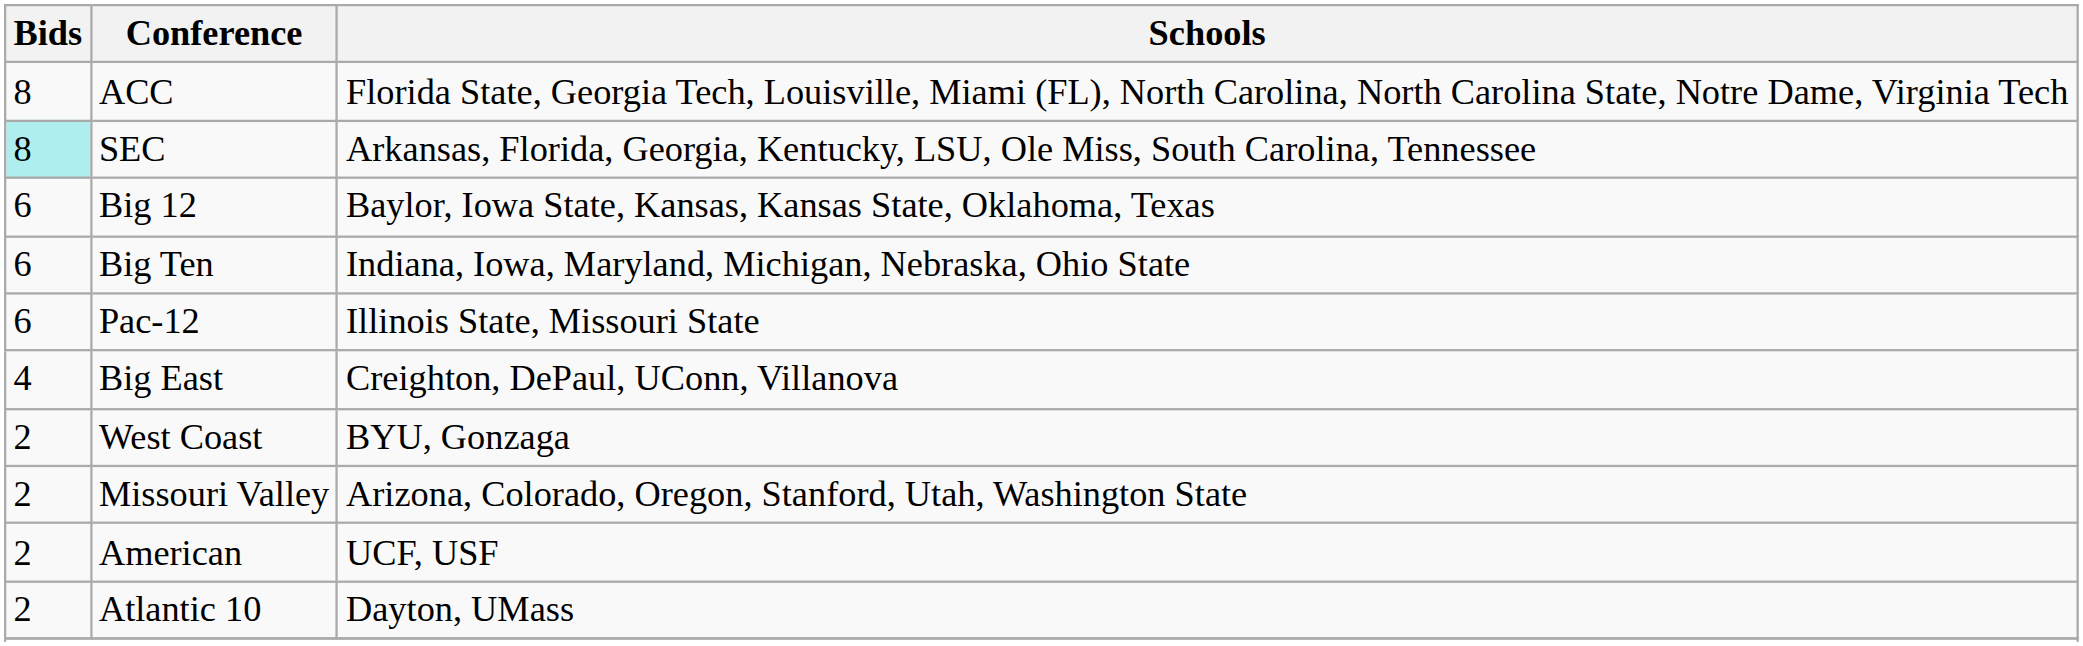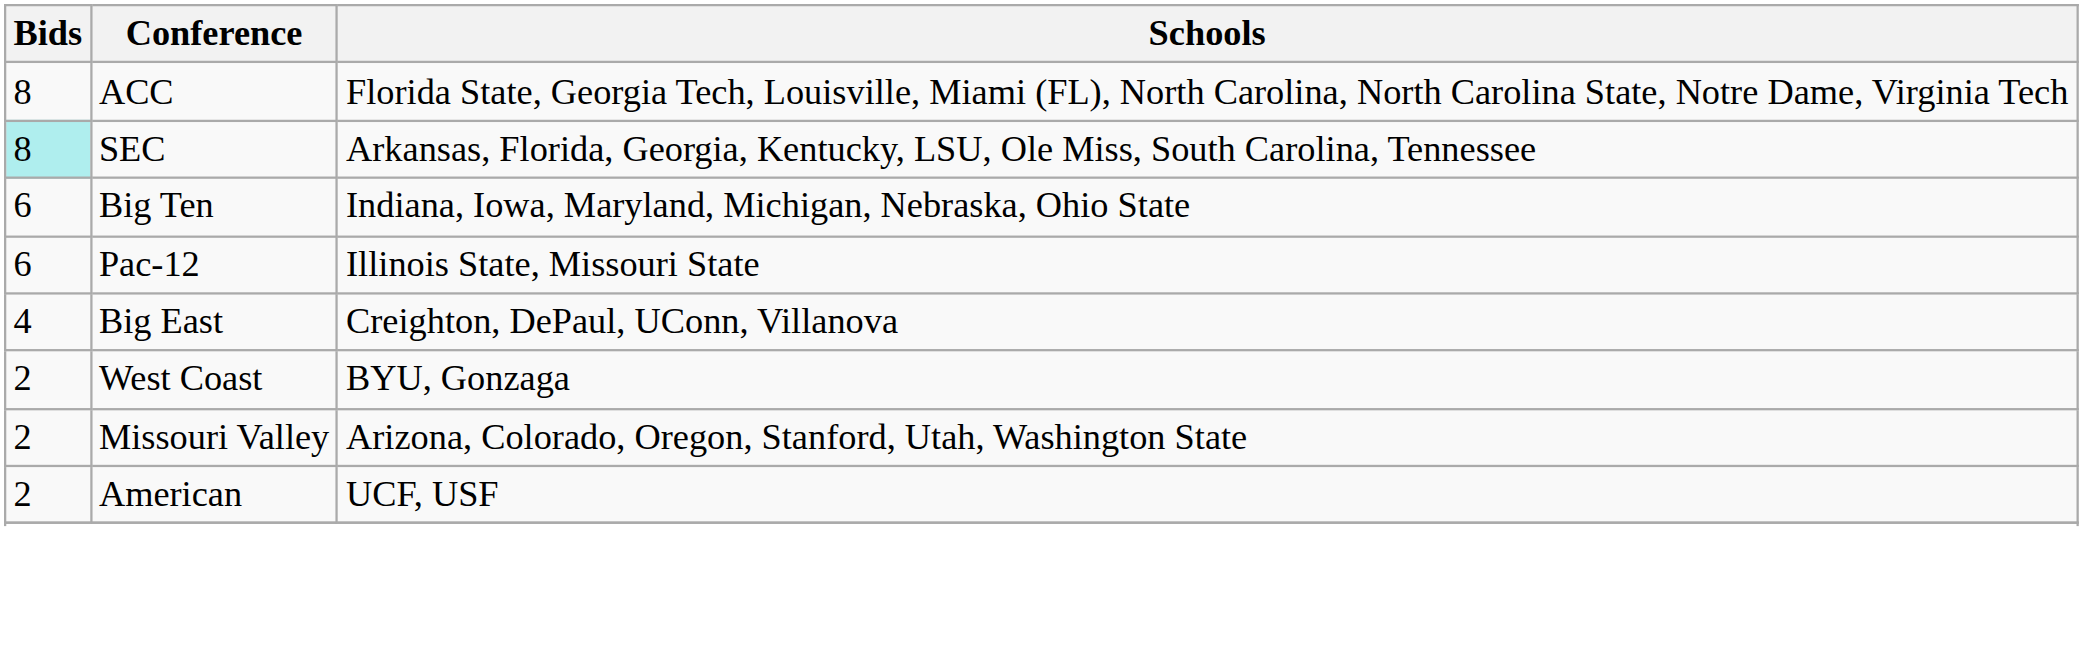- row: (148, 206)
- row: (180, 609)
